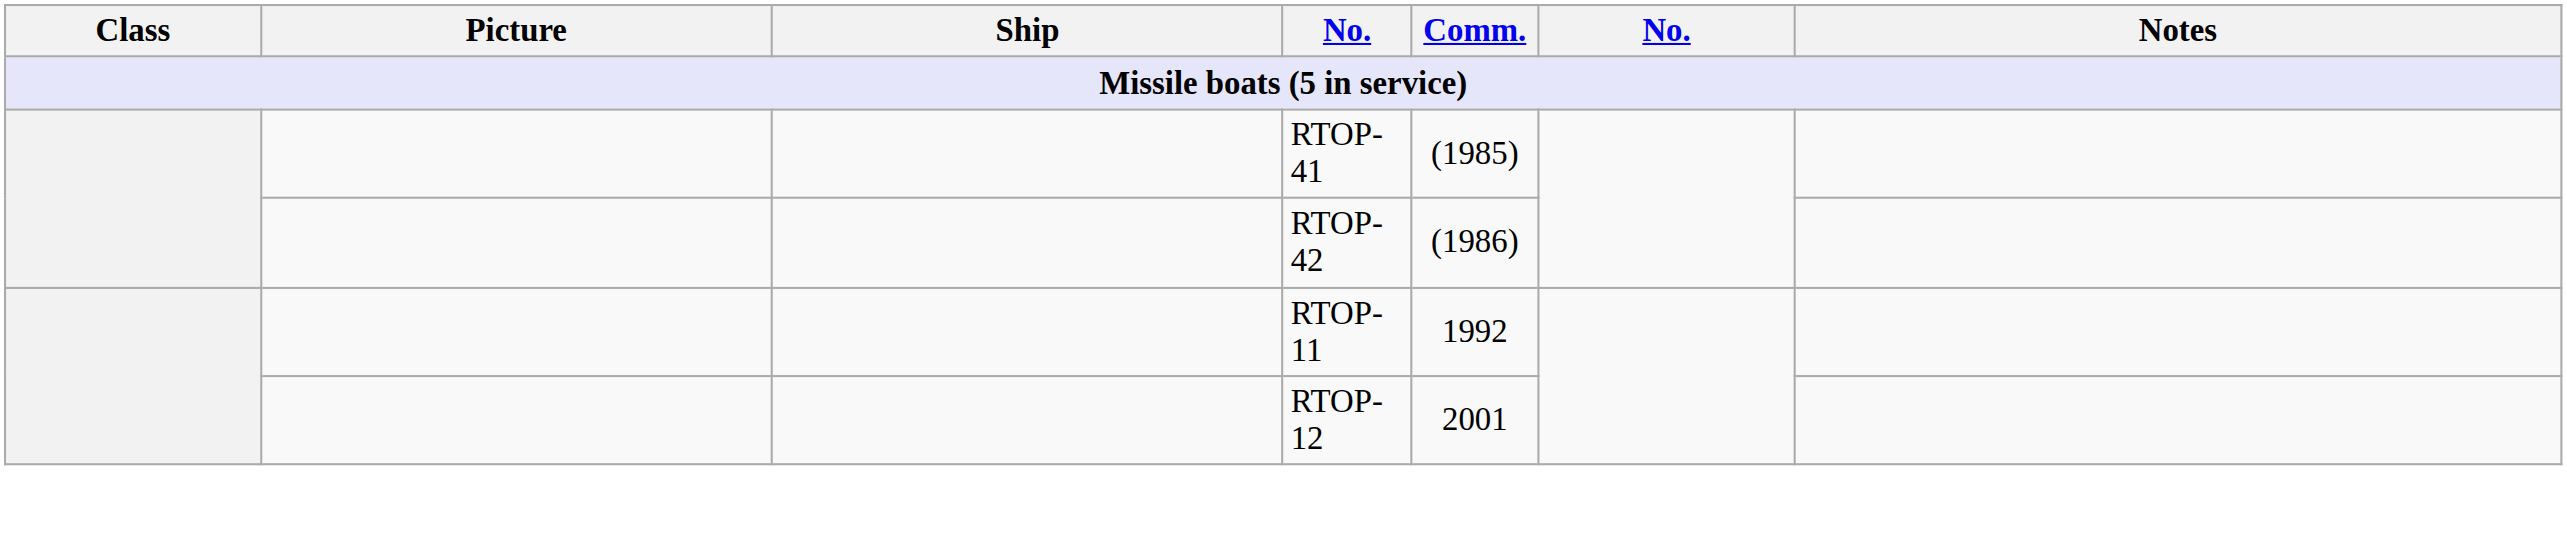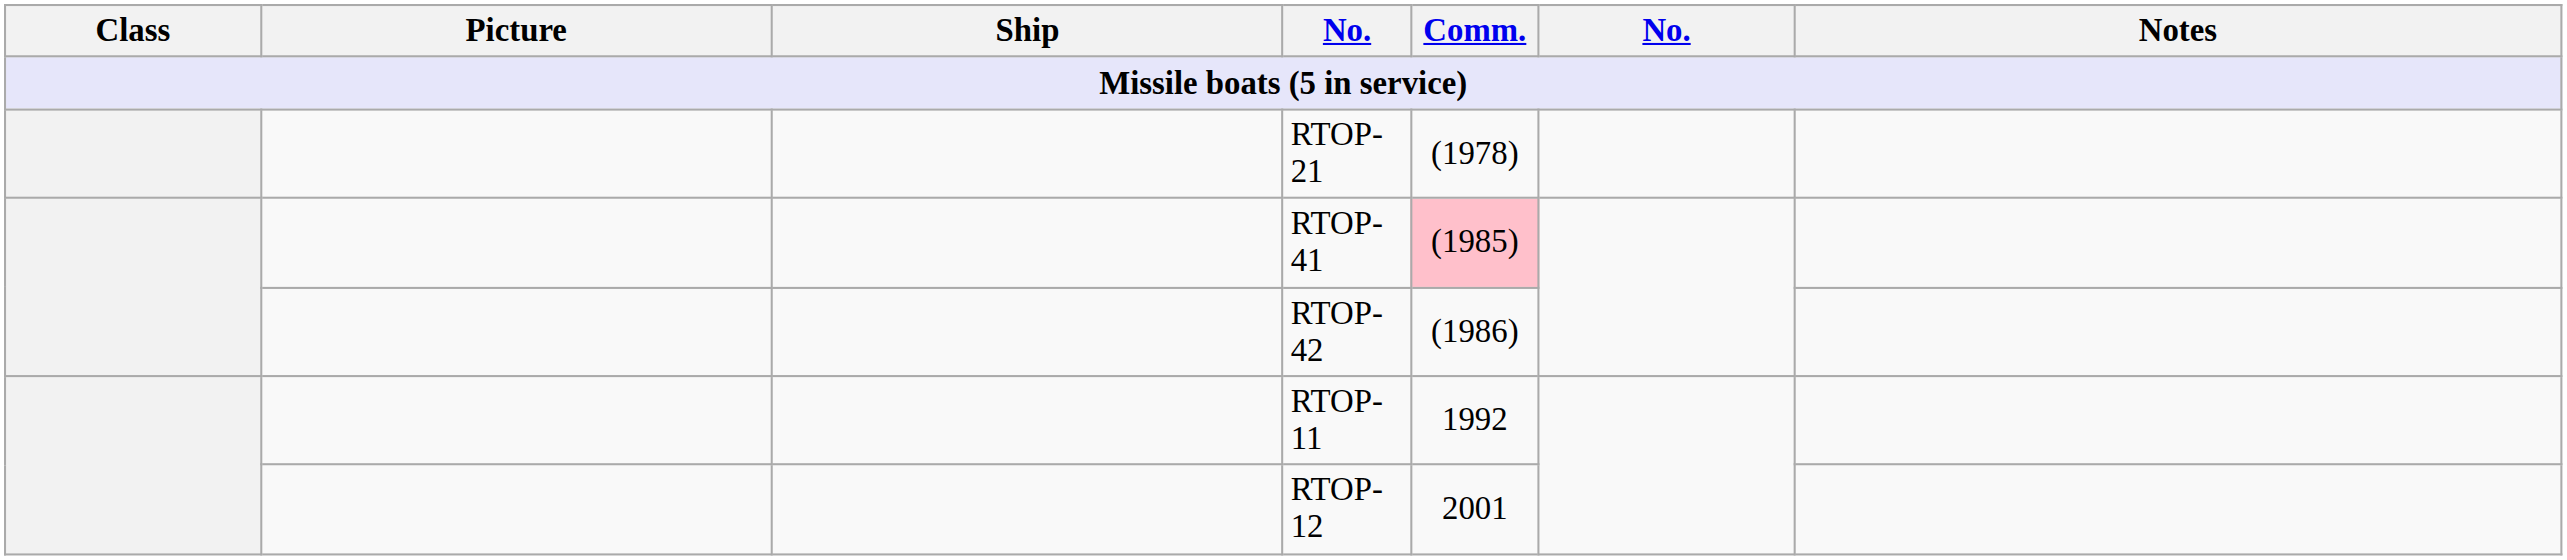+ row: (1337, 152)
(1475, 152) no background -> (1475, 241) pink background
